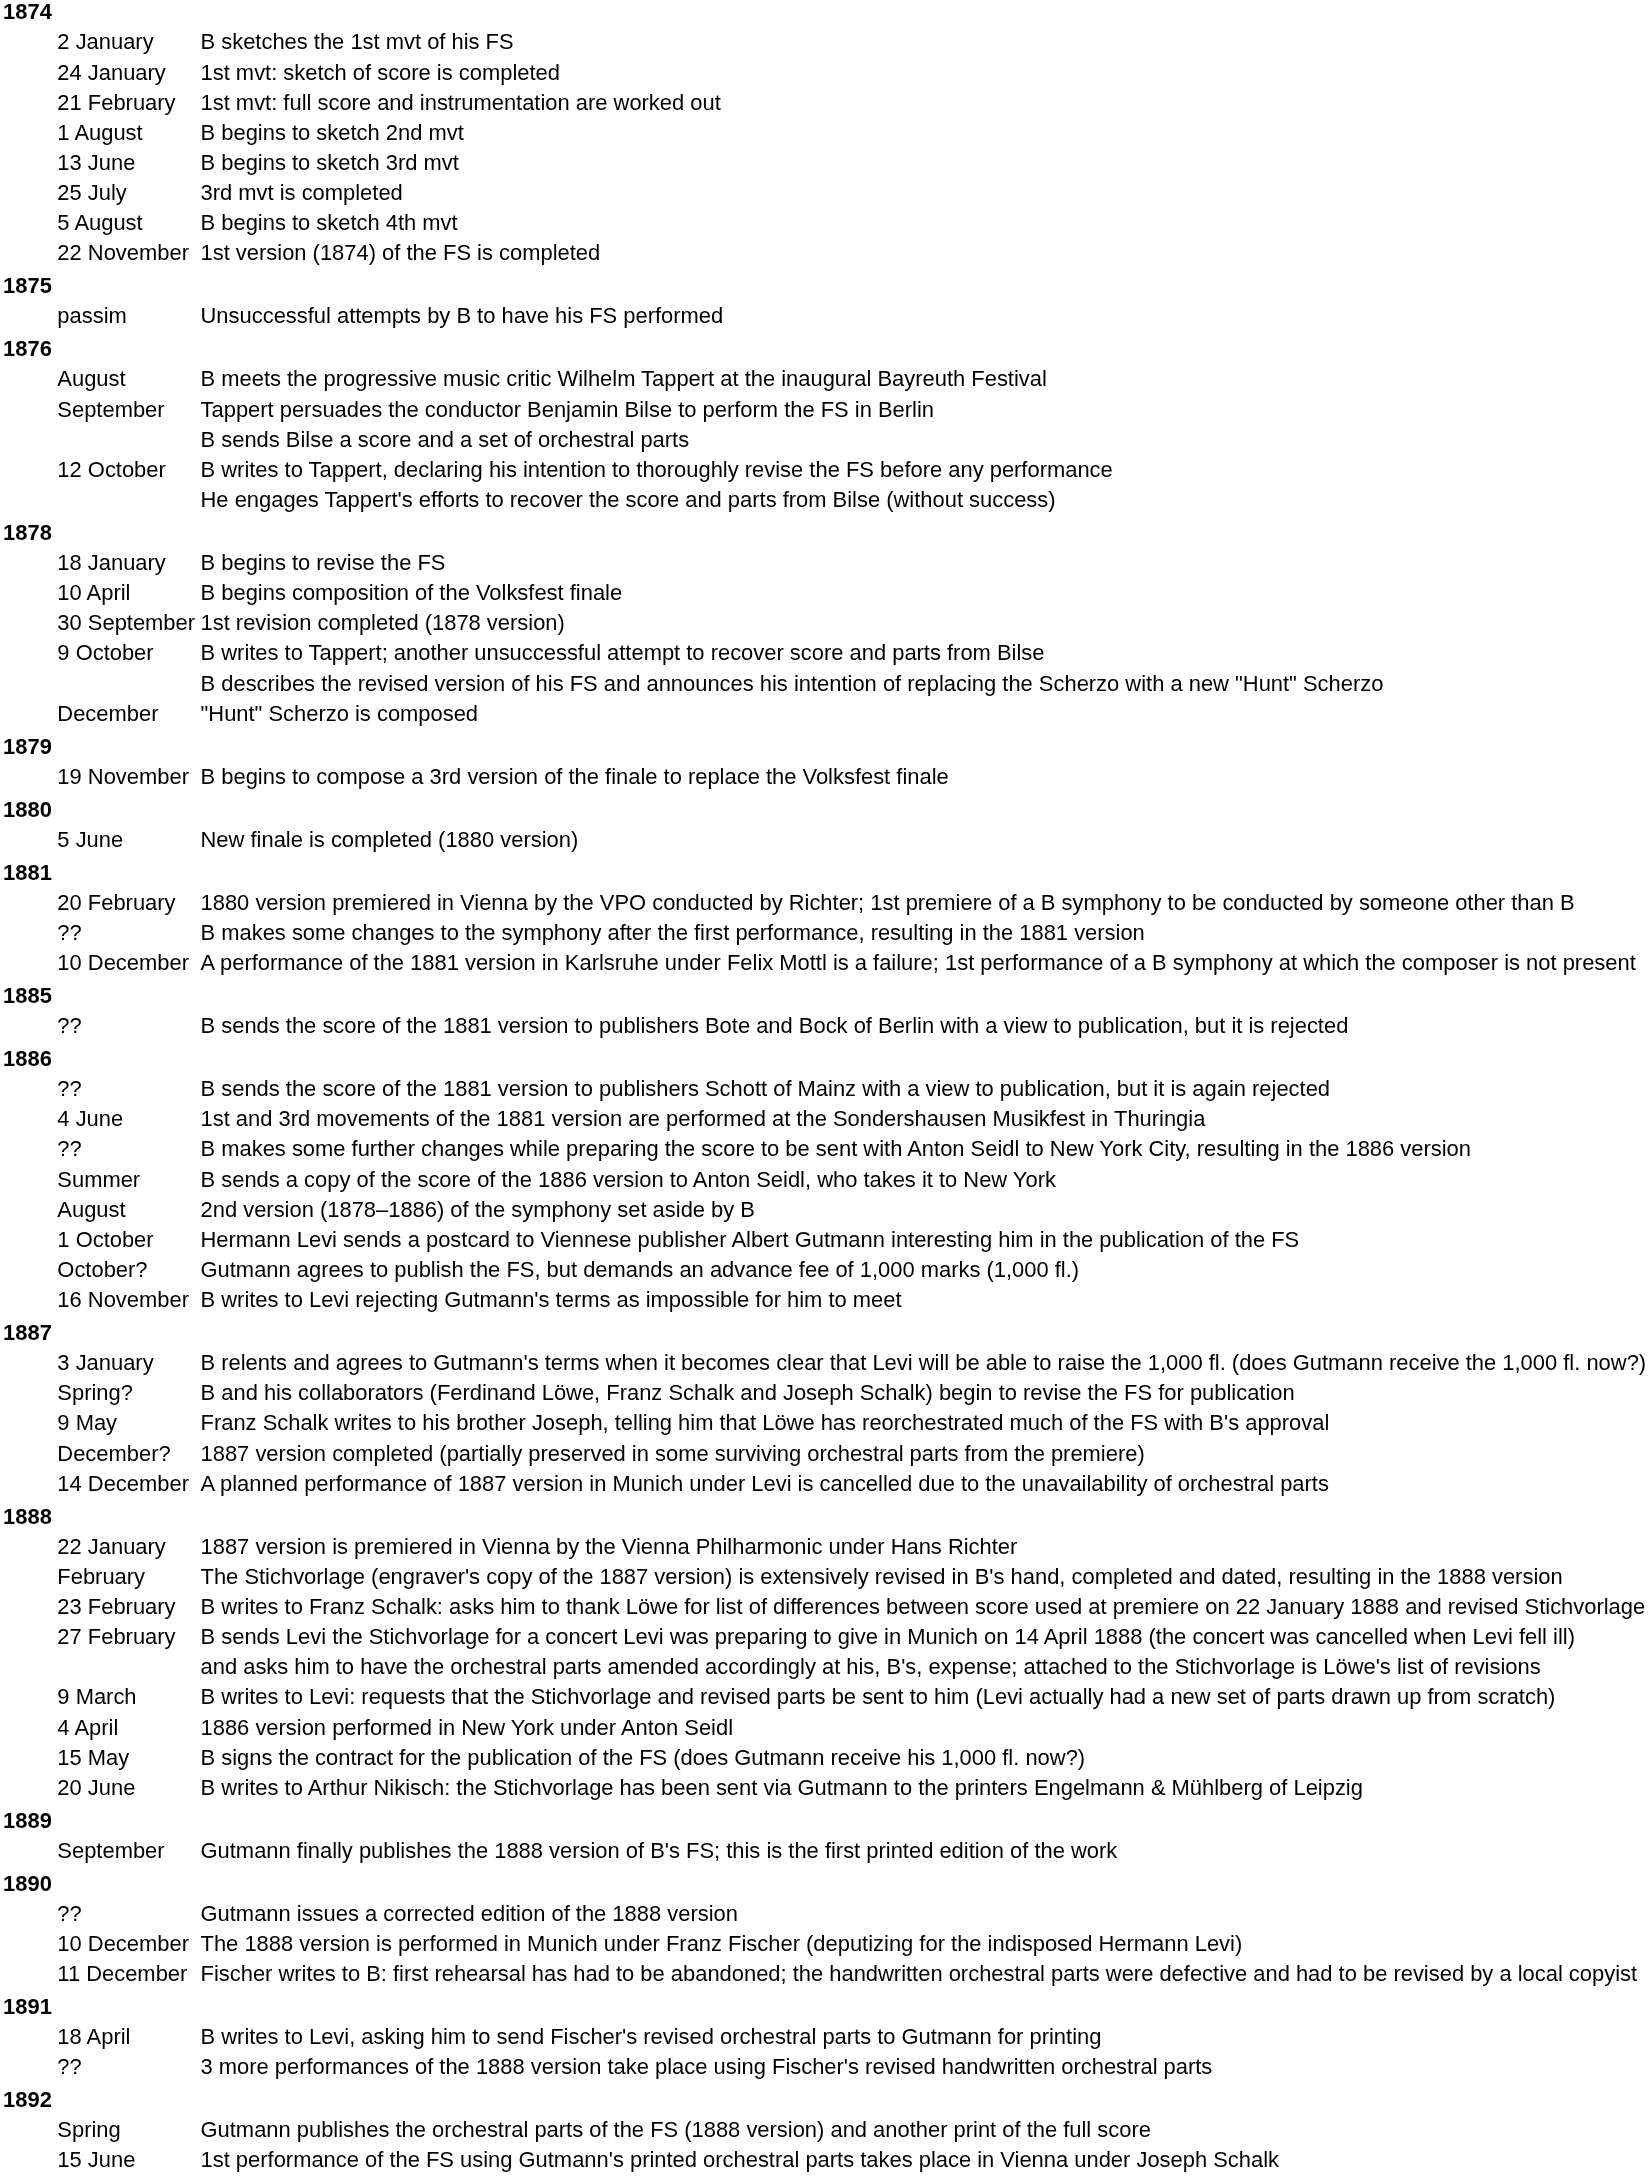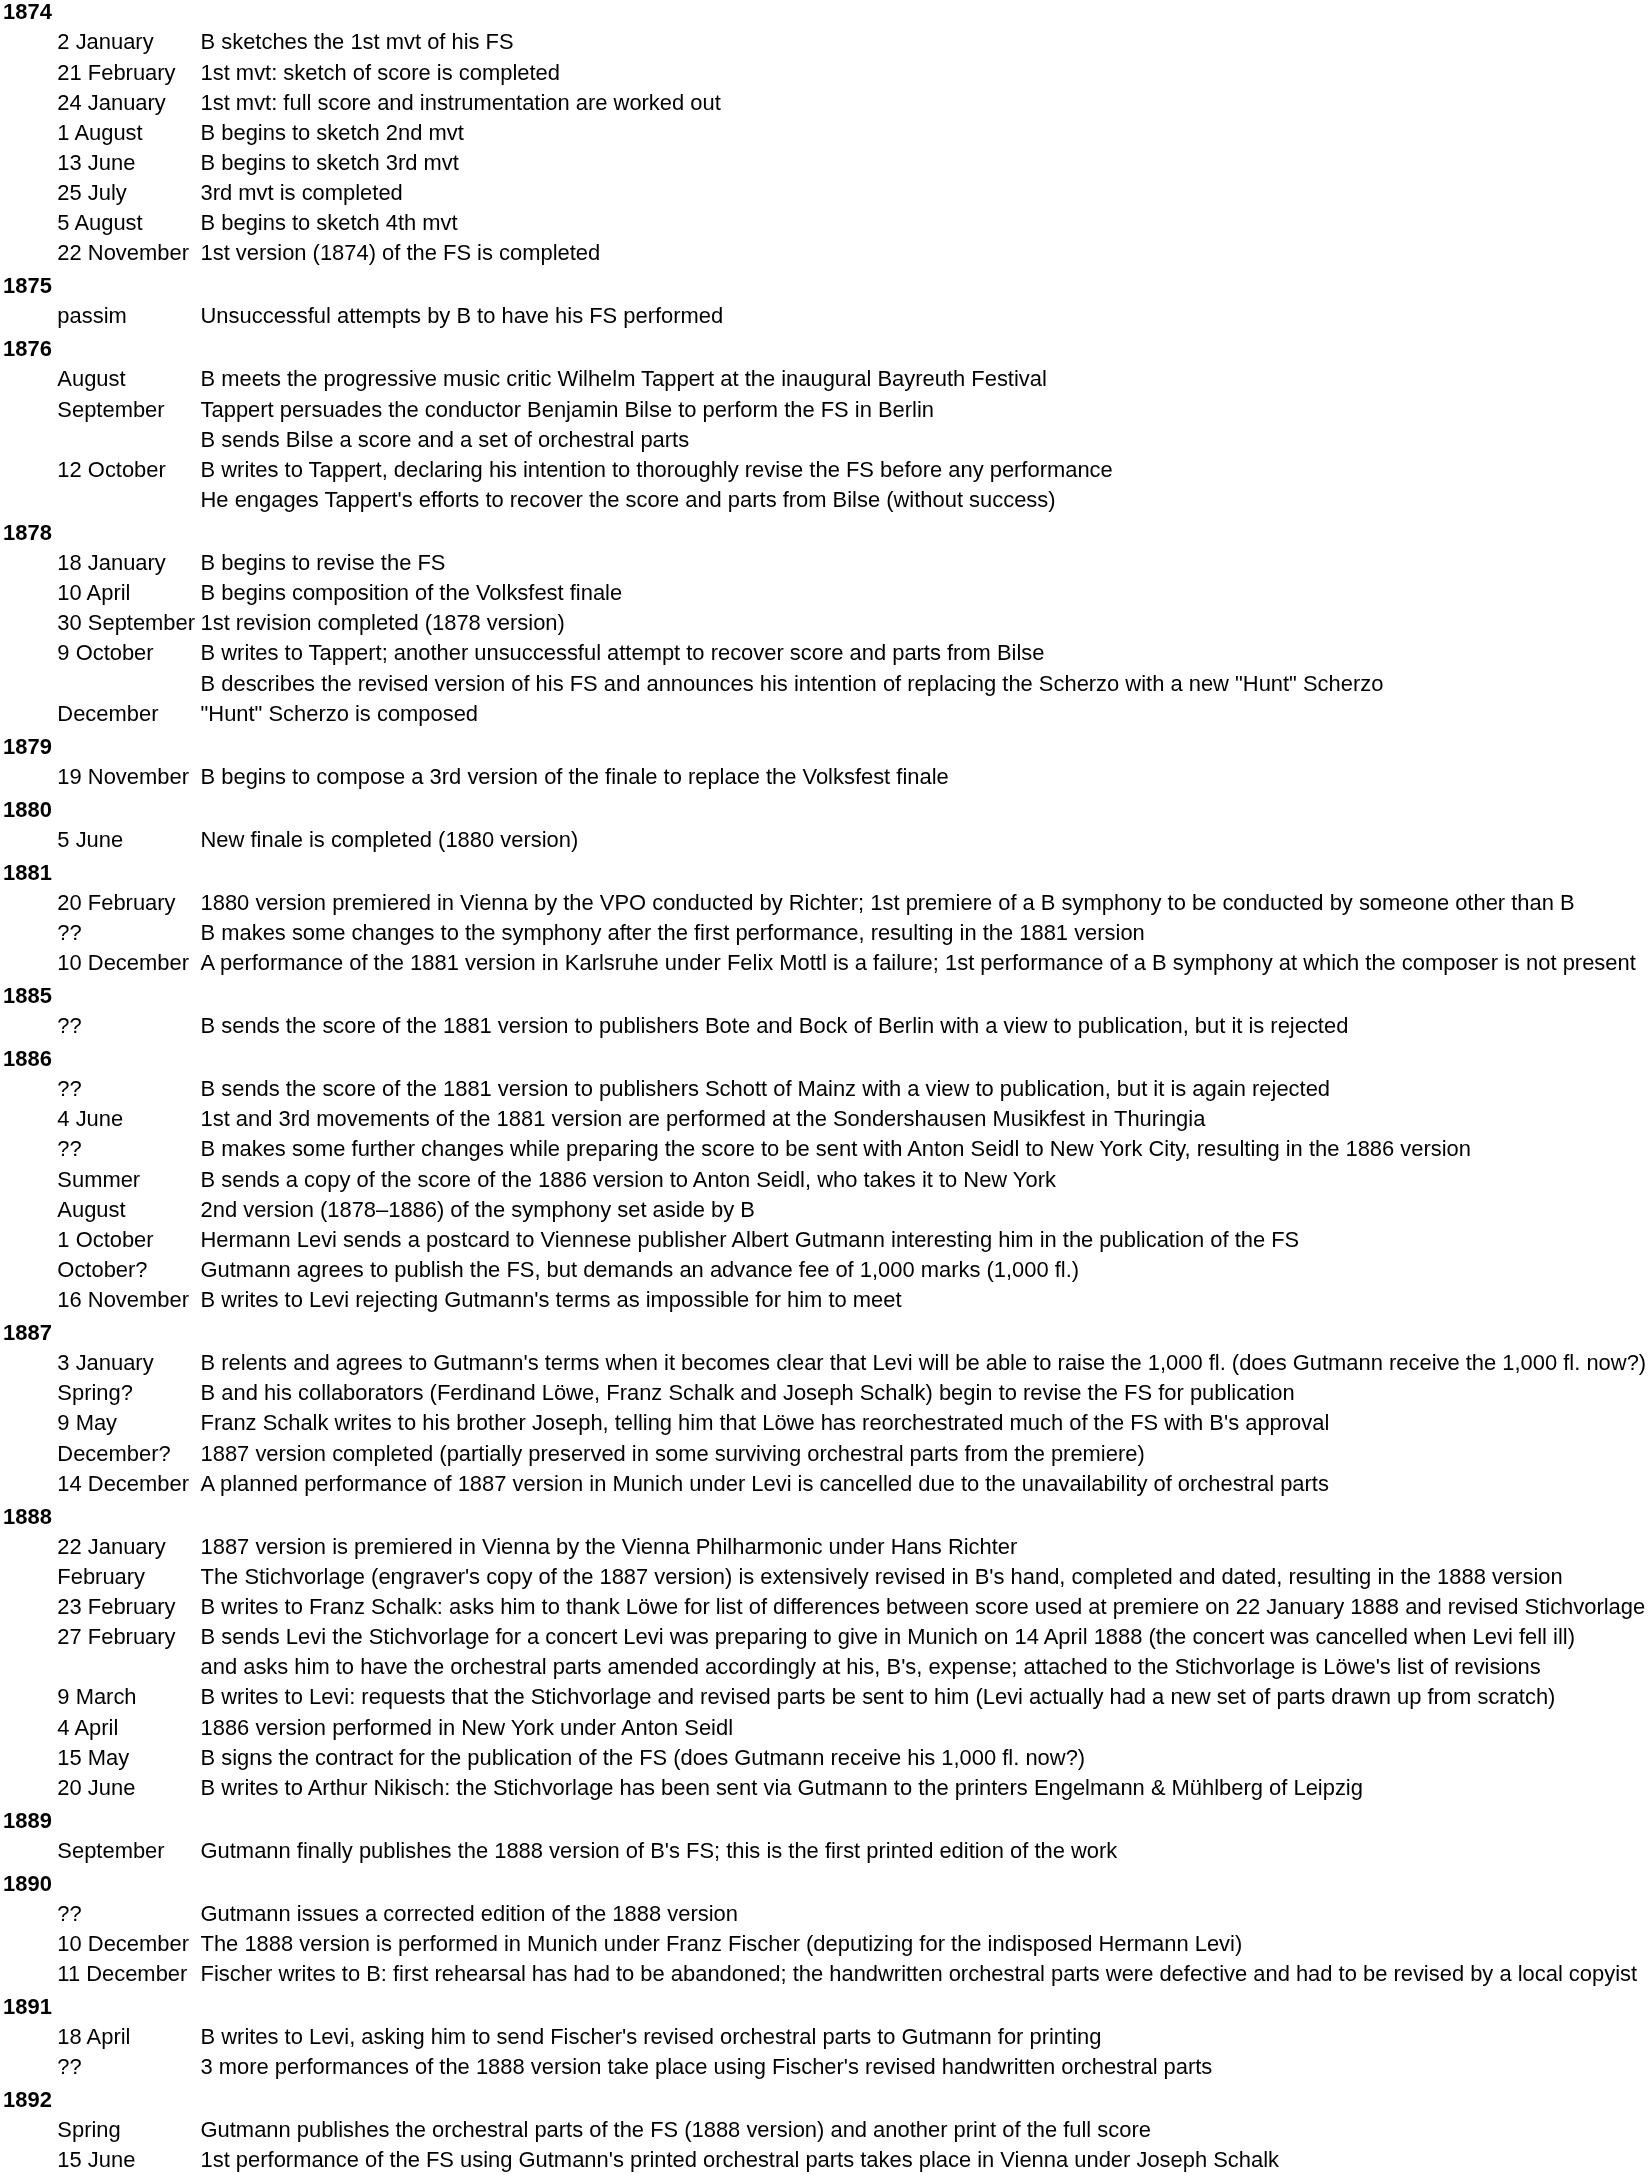(112, 72) 24 January -> (116, 72) 21 February
(116, 102) 21 February -> (112, 102) 24 January
